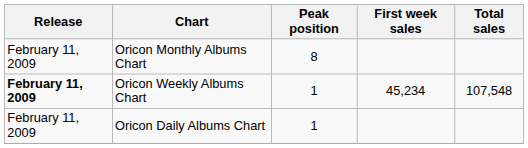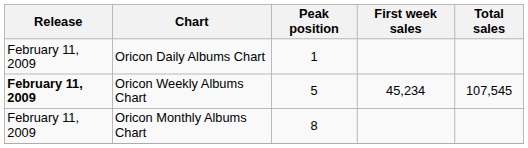rows swapped: (190, 125) <-> (181, 56)
(314, 91) 1 -> (314, 91) 5
(489, 91) 107,548 -> (489, 91) 107,545
